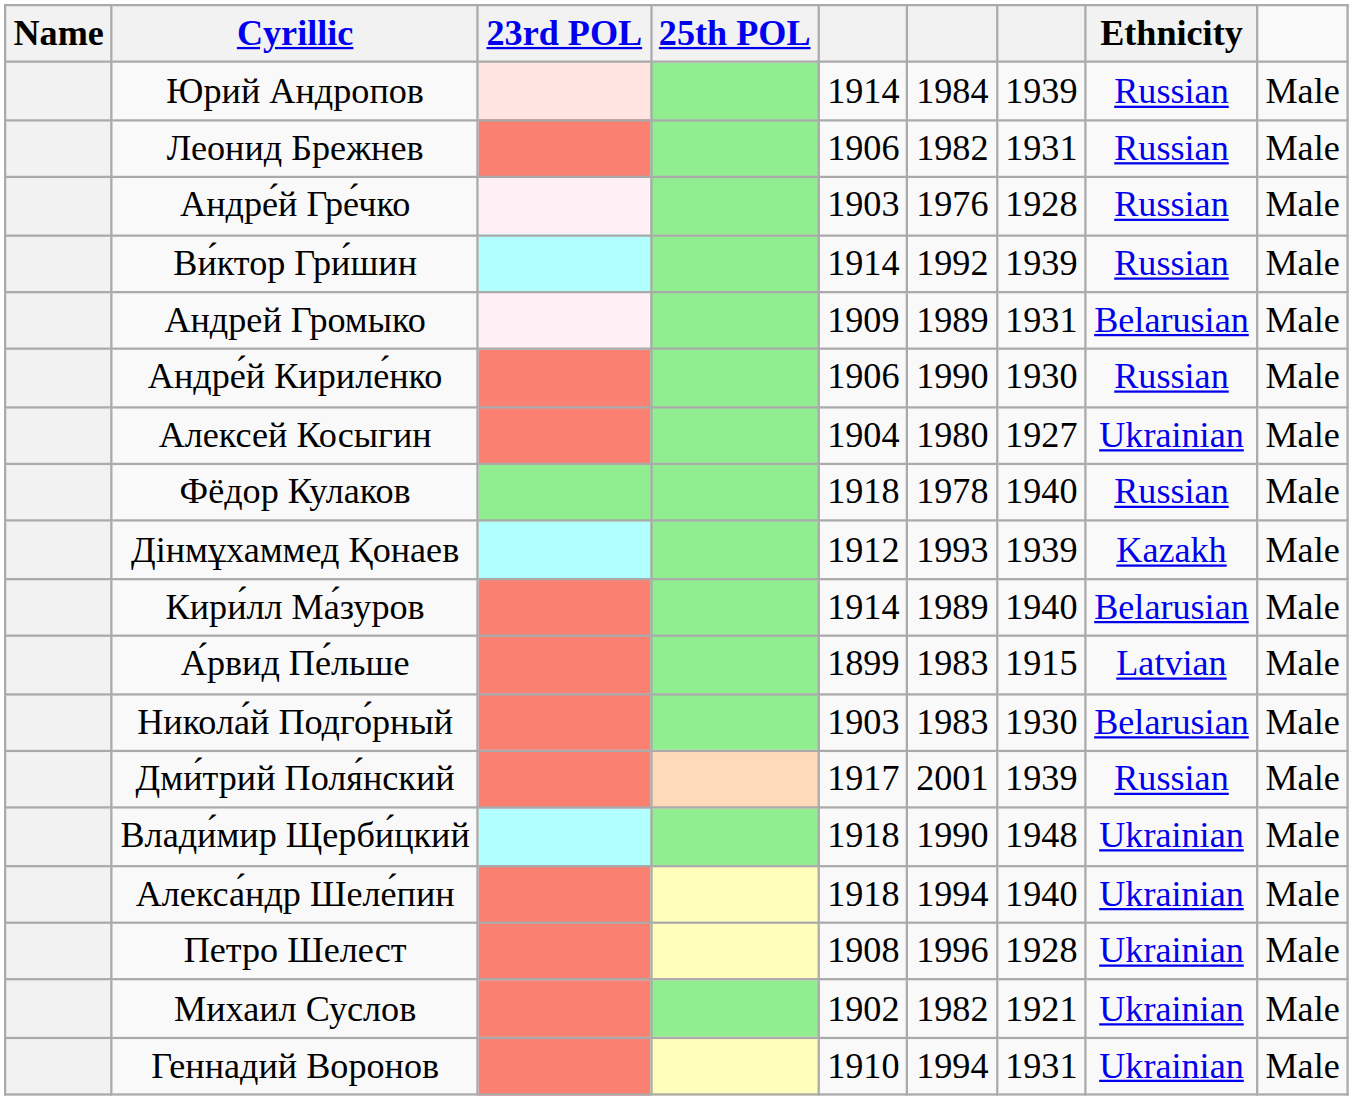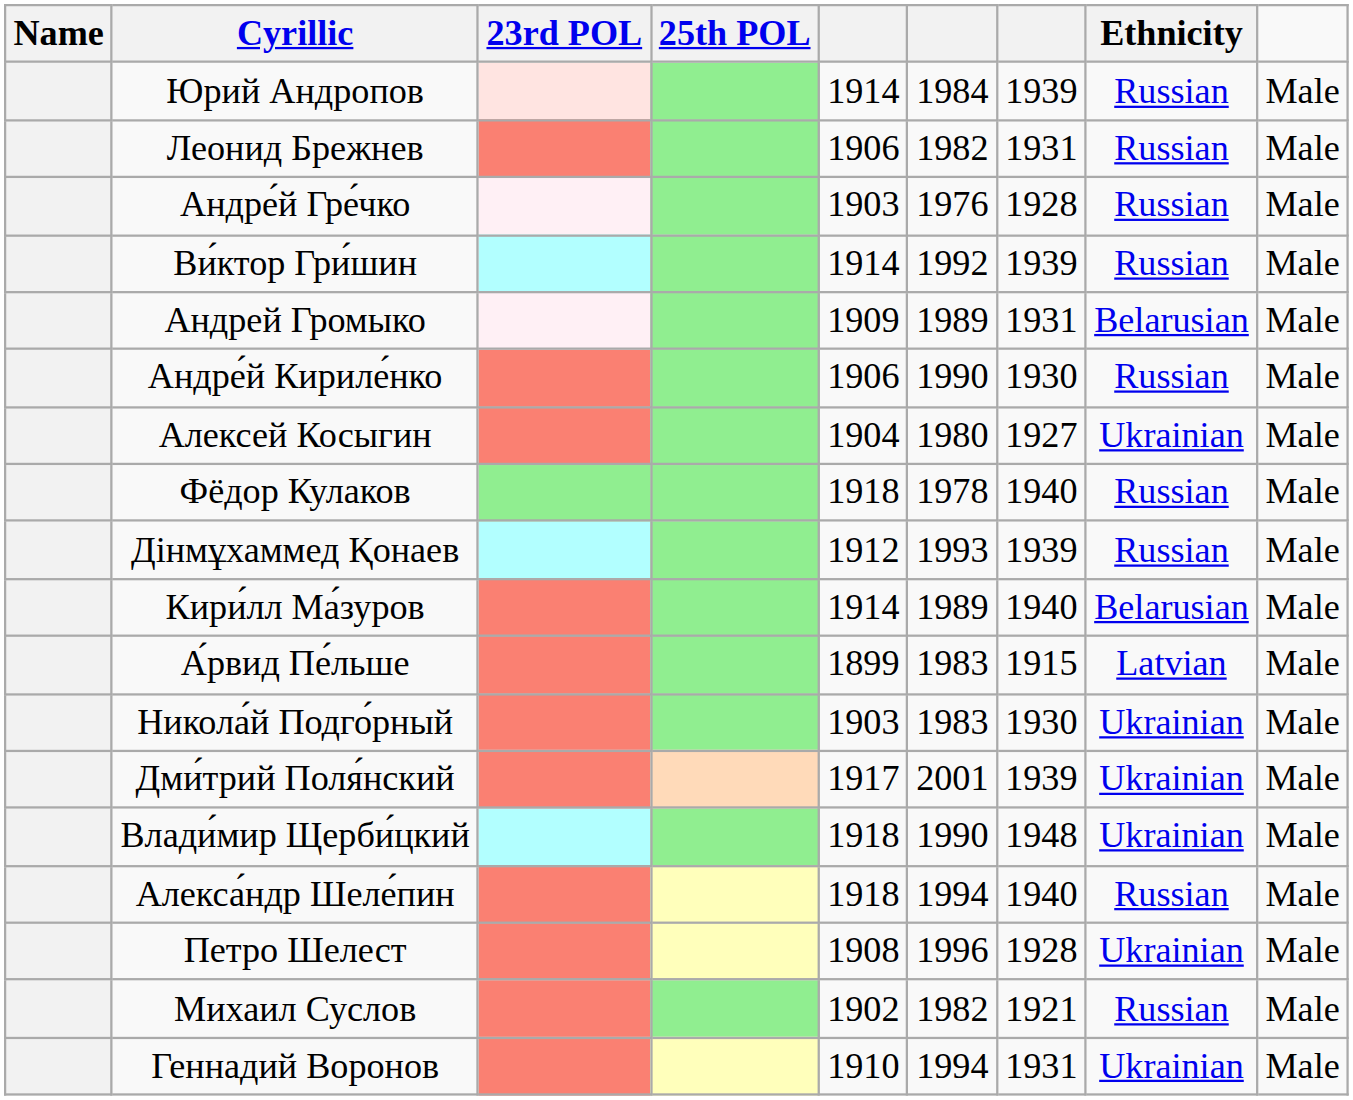(1171, 549) Kazakh -> (1171, 549) Russian
(1171, 721) Belarusian -> (1171, 721) Ukrainian
(1171, 778) Russian -> (1171, 778) Ukrainian
(1171, 893) Ukrainian -> (1171, 893) Russian
(1171, 1008) Ukrainian -> (1171, 1008) Russian
